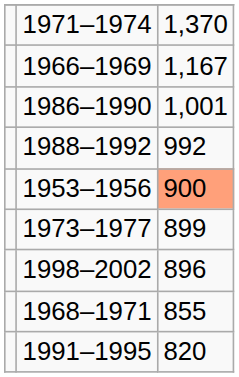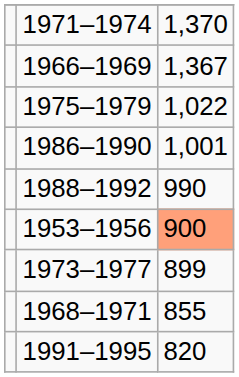(196, 65) 1,167 -> (196, 65) 1,367
+ row: (87, 106)
(185, 147) 992 -> (185, 188) 990
- row: (87, 270)
